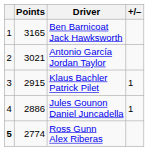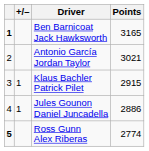columns swapped: (135, 12) <-> (31, 12)
(9, 32) normal -> (9, 32) bold
